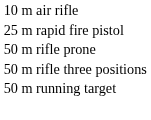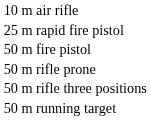+ row: (47, 49)
